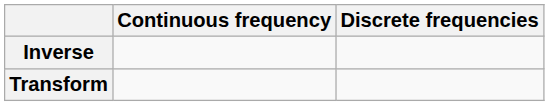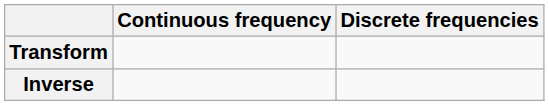rows swapped: (59, 84) <-> (59, 52)
